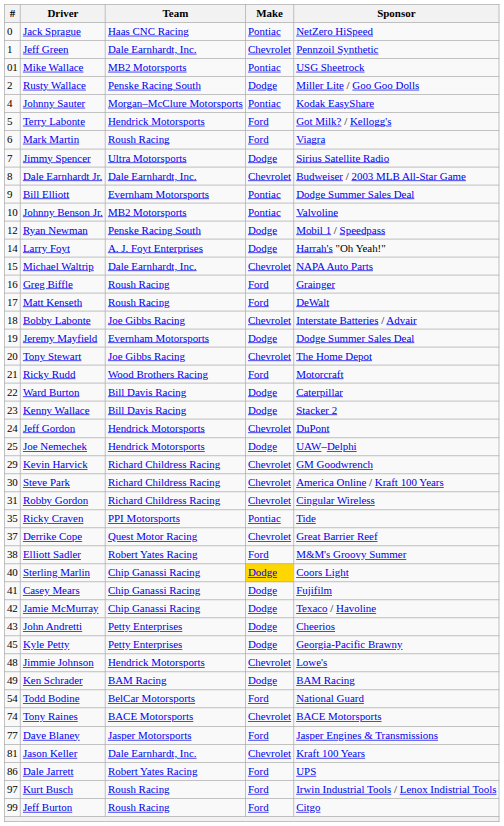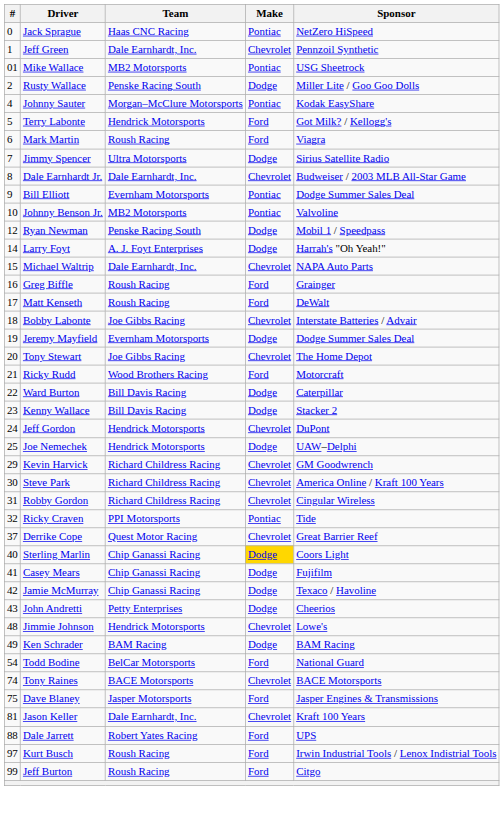(12, 518) 35 -> (12, 518) 32
- row: (52, 555)
- row: (46, 645)
(12, 735) 77 -> (12, 699) 75
(12, 771) 86 -> (12, 735) 88
